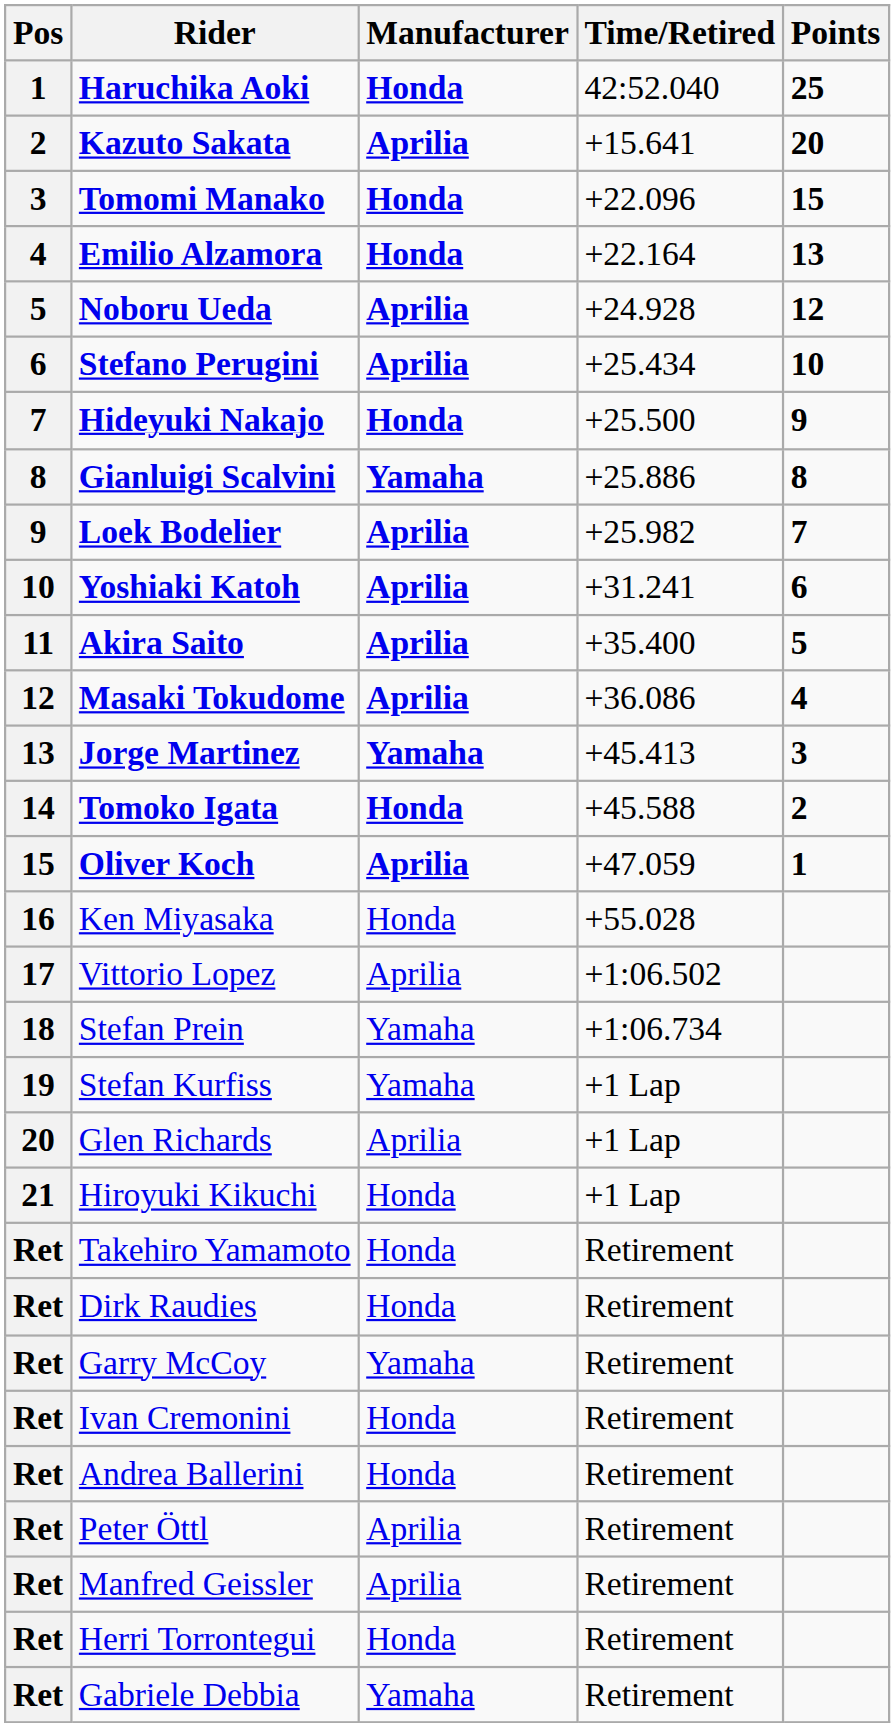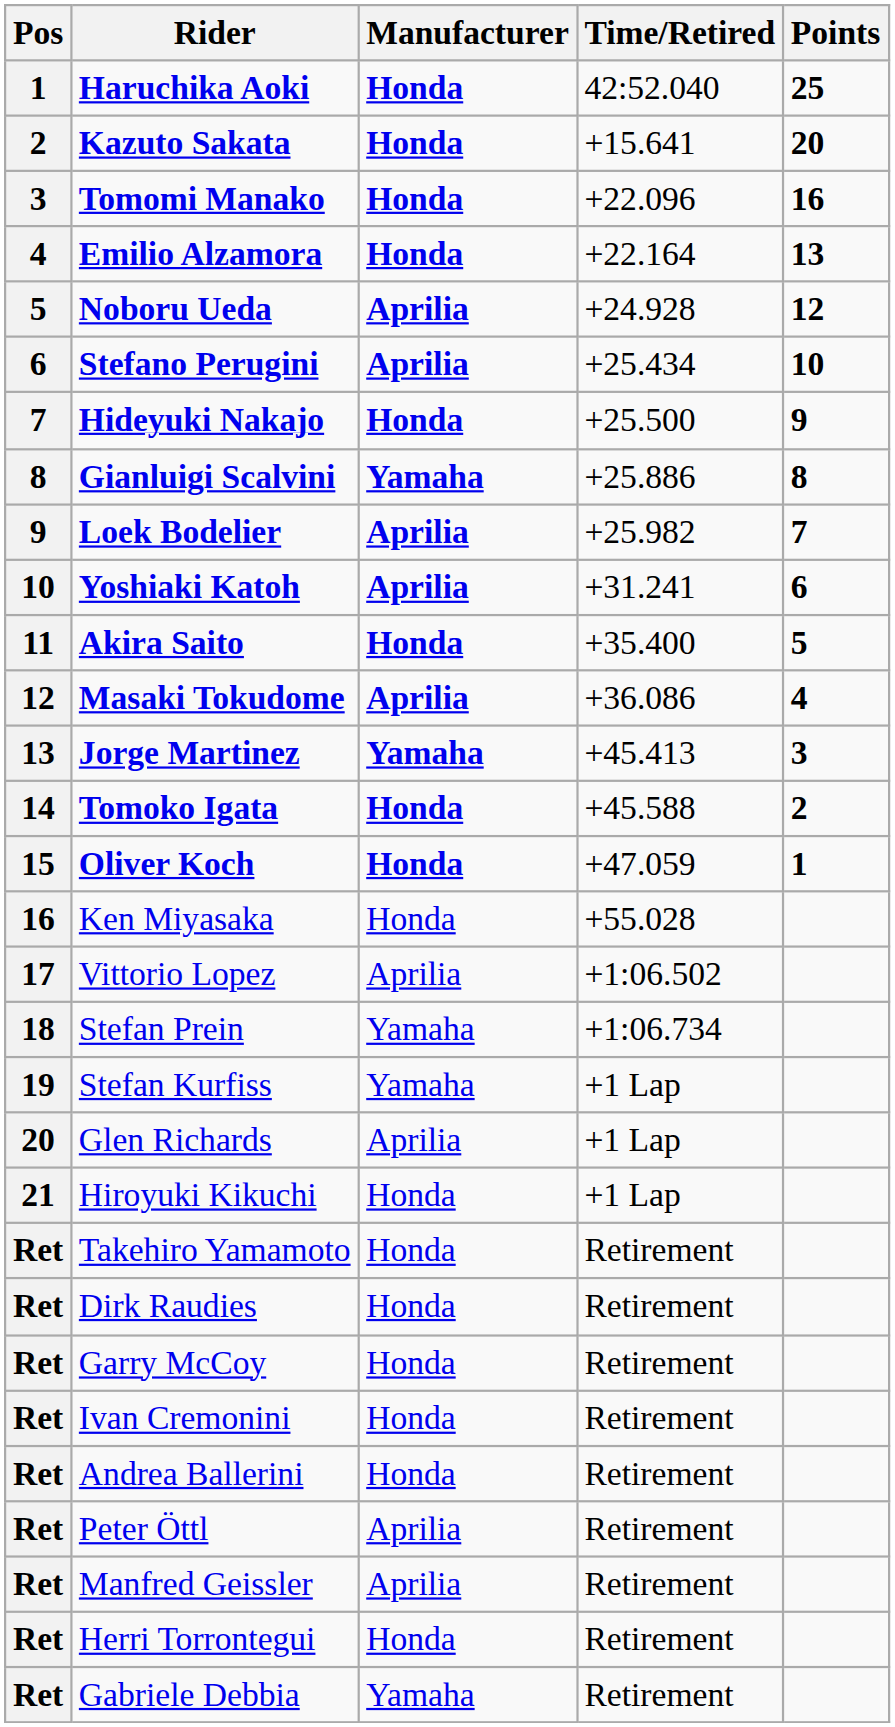(417, 143) Aprilia -> (415, 143) Honda
(808, 198) 15 -> (808, 198) 16
(417, 641) Aprilia -> (415, 641) Honda
(417, 863) Aprilia -> (415, 863) Honda
(420, 1361) Yamaha -> (411, 1361) Honda
